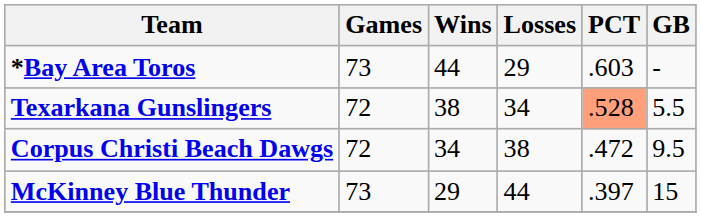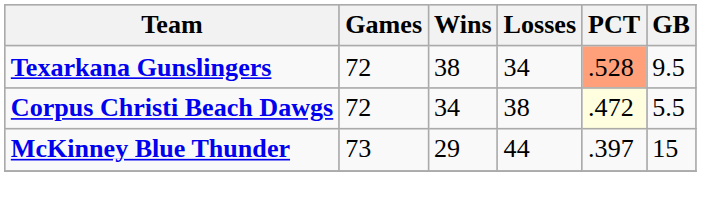- row: (103, 66)
(669, 107) 5.5 -> (669, 66) 9.5
(611, 149) no background -> (611, 107) lightyellow background
(669, 149) 9.5 -> (669, 107) 5.5
